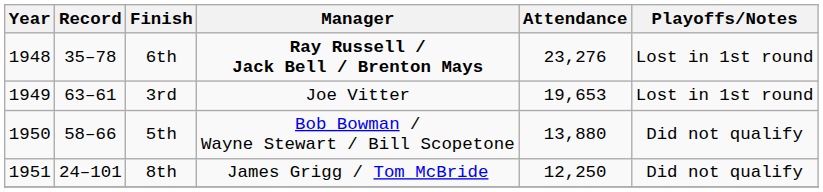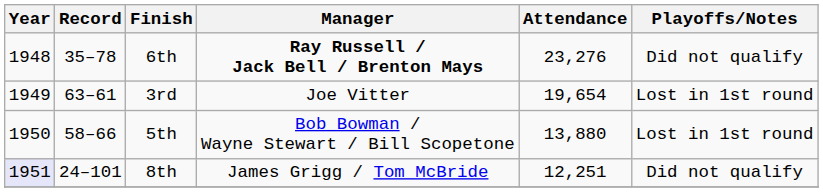(725, 57) Lost in 1st round -> (725, 57) Did not qualify
(575, 96) 19,653 -> (575, 96) 19,654
(725, 134) Did not qualify -> (725, 134) Lost in 1st round
(30, 173) no background -> (30, 173) lavender background
(575, 173) 12,250 -> (575, 173) 12,251
